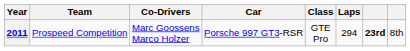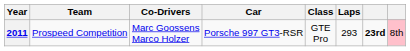(349, 33) 294 -> (349, 33) 293
(397, 33) no background -> (397, 33) pink background
